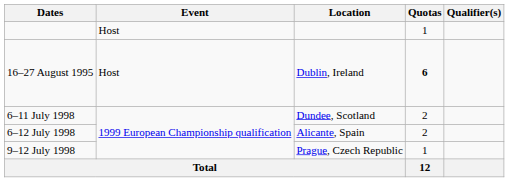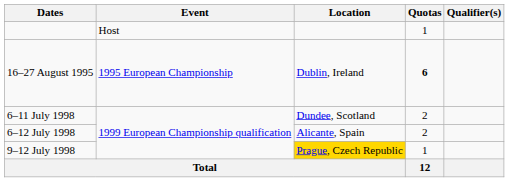(109, 73) Host -> (166, 73) 1995 European Championship
(350, 150) no background -> (350, 150) gold background
